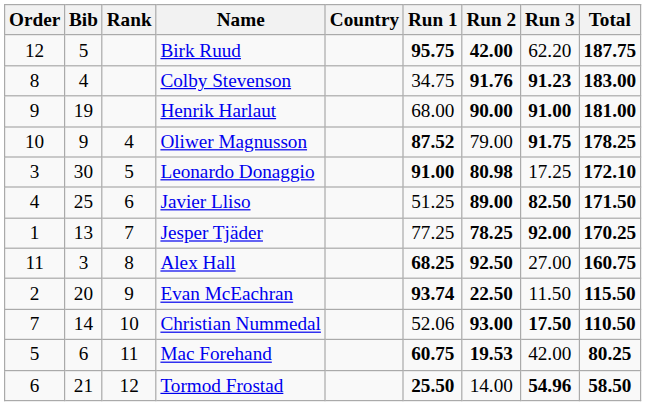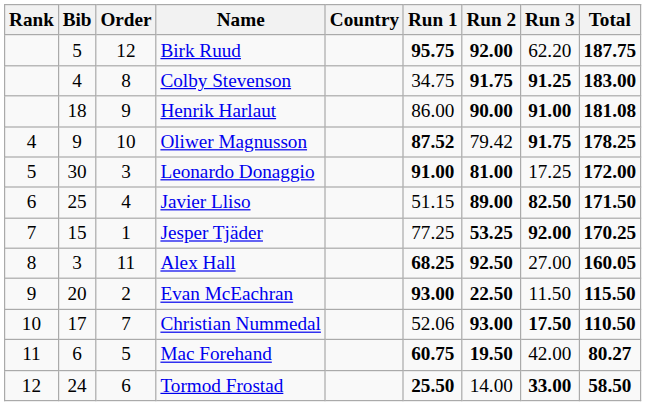columns swapped: (129, 19) <-> (35, 19)
(491, 50) 42.00 -> (491, 50) 92.00
(491, 80) 91.76 -> (491, 80) 91.75
(550, 80) 91.23 -> (550, 80) 91.25
(83, 111) 19 -> (77, 111) 18
(433, 111) 68.00 -> (433, 111) 86.00
(610, 111) 181.00 -> (610, 111) 181.08
(491, 141) 79.00 -> (491, 141) 79.42
(491, 171) 80.98 -> (491, 171) 81.00
(610, 171) 172.10 -> (610, 171) 172.00
(433, 202) 51.25 -> (433, 202) 51.15
(83, 232) 13 -> (77, 232) 15
(491, 232) 78.25 -> (491, 232) 53.25
(610, 263) 160.75 -> (610, 263) 160.05
(433, 293) 93.74 -> (433, 293) 93.00
(83, 324) 14 -> (77, 324) 17
(491, 354) 19.53 -> (491, 354) 19.50
(610, 354) 80.25 -> (610, 354) 80.27
(83, 385) 21 -> (77, 385) 24
(550, 385) 54.96 -> (550, 385) 33.00
